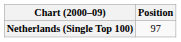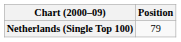(156, 28) 97 -> (156, 28) 79
